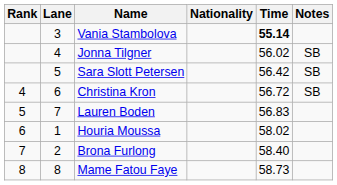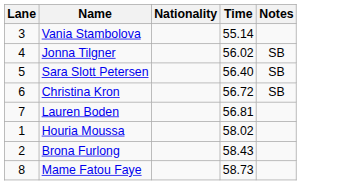- column: (22, 14)
(274, 33) bold -> (238, 33) normal
(274, 72) 56.42 -> (238, 72) 56.40
(274, 111) 56.83 -> (238, 111) 56.81
(274, 151) 58.40 -> (238, 151) 58.43
